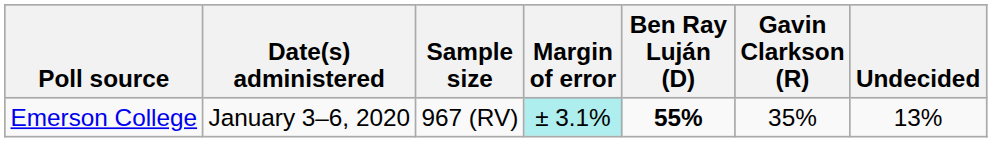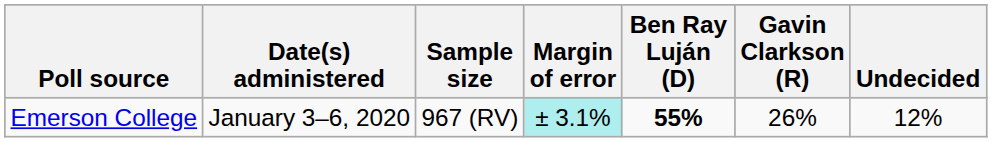(792, 117) 35% -> (792, 117) 26%
(918, 117) 13% -> (918, 117) 12%
